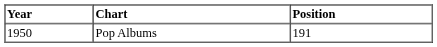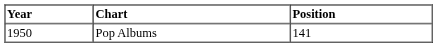(302, 32) 191 -> (302, 32) 141
